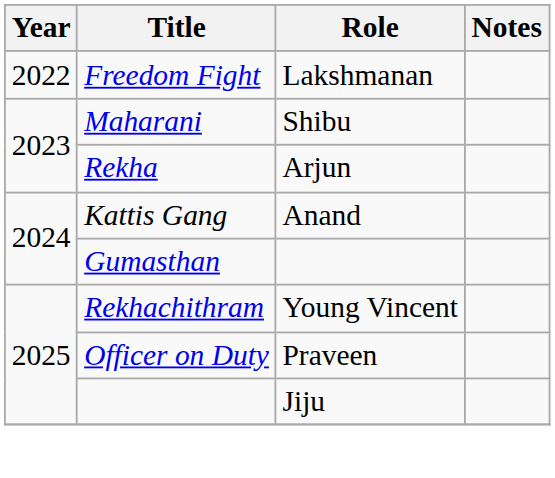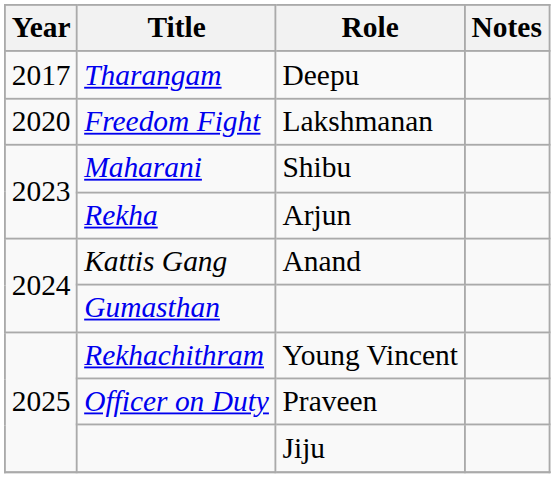+ row: (153, 74)
(41, 74) 2022 -> (41, 121) 2020
